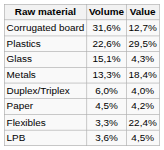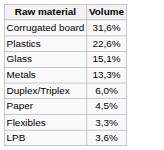- column: (143, 12)
